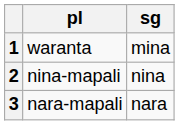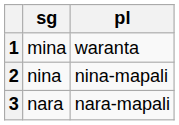columns swapped: (151, 18) <-> (75, 18)
